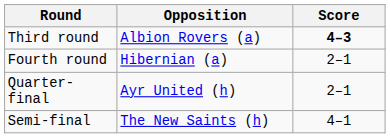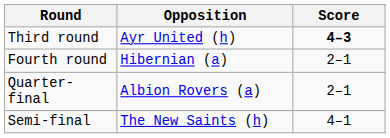(191, 38) Albion Rovers (a) -> (178, 38) Ayr United (h)
(178, 91) Ayr United (h) -> (191, 91) Albion Rovers (a)
